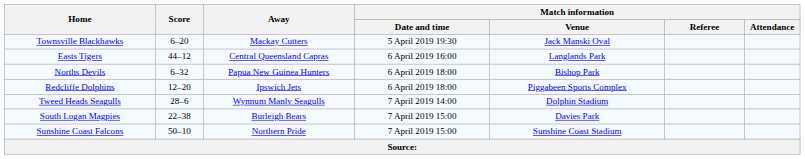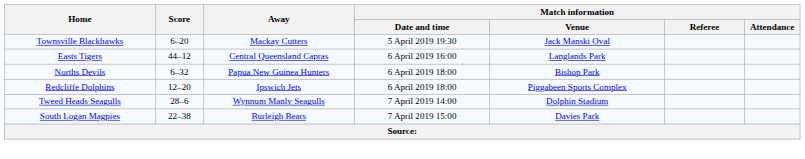- row: (80, 132)
